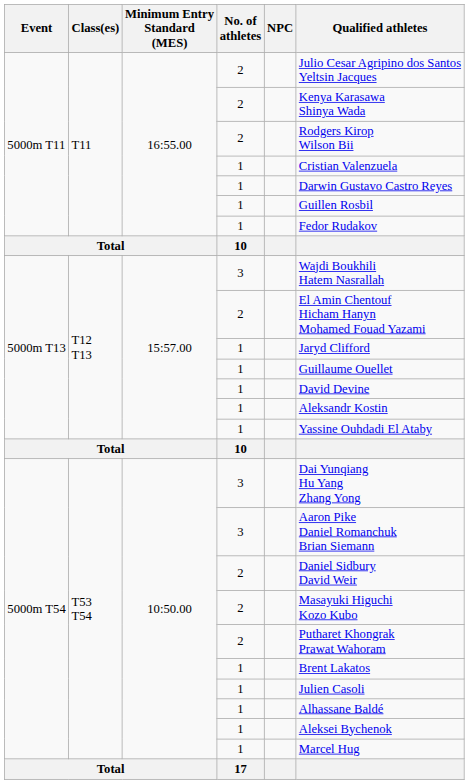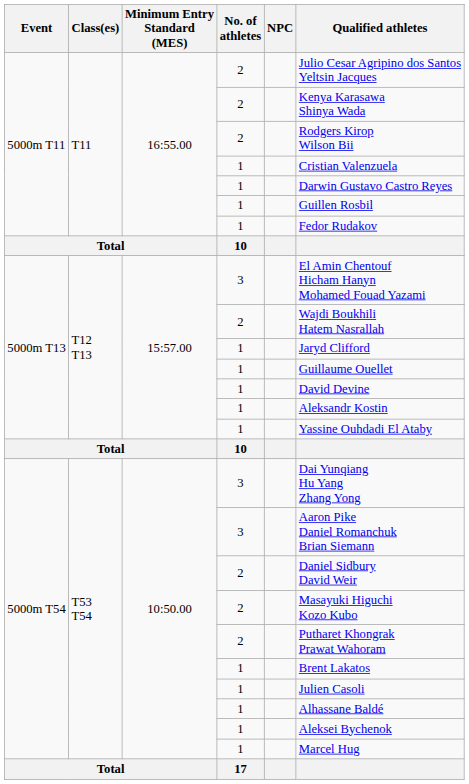(341, 273) Wajdi Boukhili Hatem Nasrallah -> (362, 280) El Amin Chentouf Hicham Hanyn Mohamed Fouad Yazami
(362, 314) El Amin Chentouf Hicham Hanyn Mohamed Fouad Yazami -> (341, 321) Wajdi Boukhili Hatem Nasrallah
